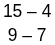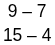rows swapped: (27, 35) <-> (27, 11)
